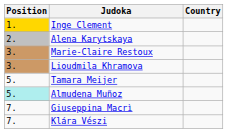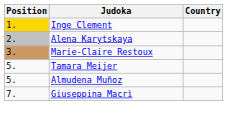- row: (97, 66)
(11, 94) paleturquoise background -> (11, 80) no background
- row: (79, 121)
